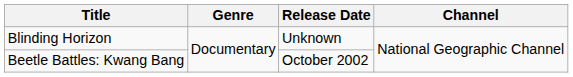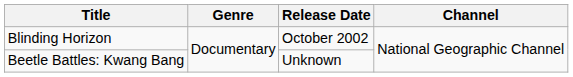(312, 38) Unknown -> (325, 38) October 2002
(325, 60) October 2002 -> (312, 60) Unknown
